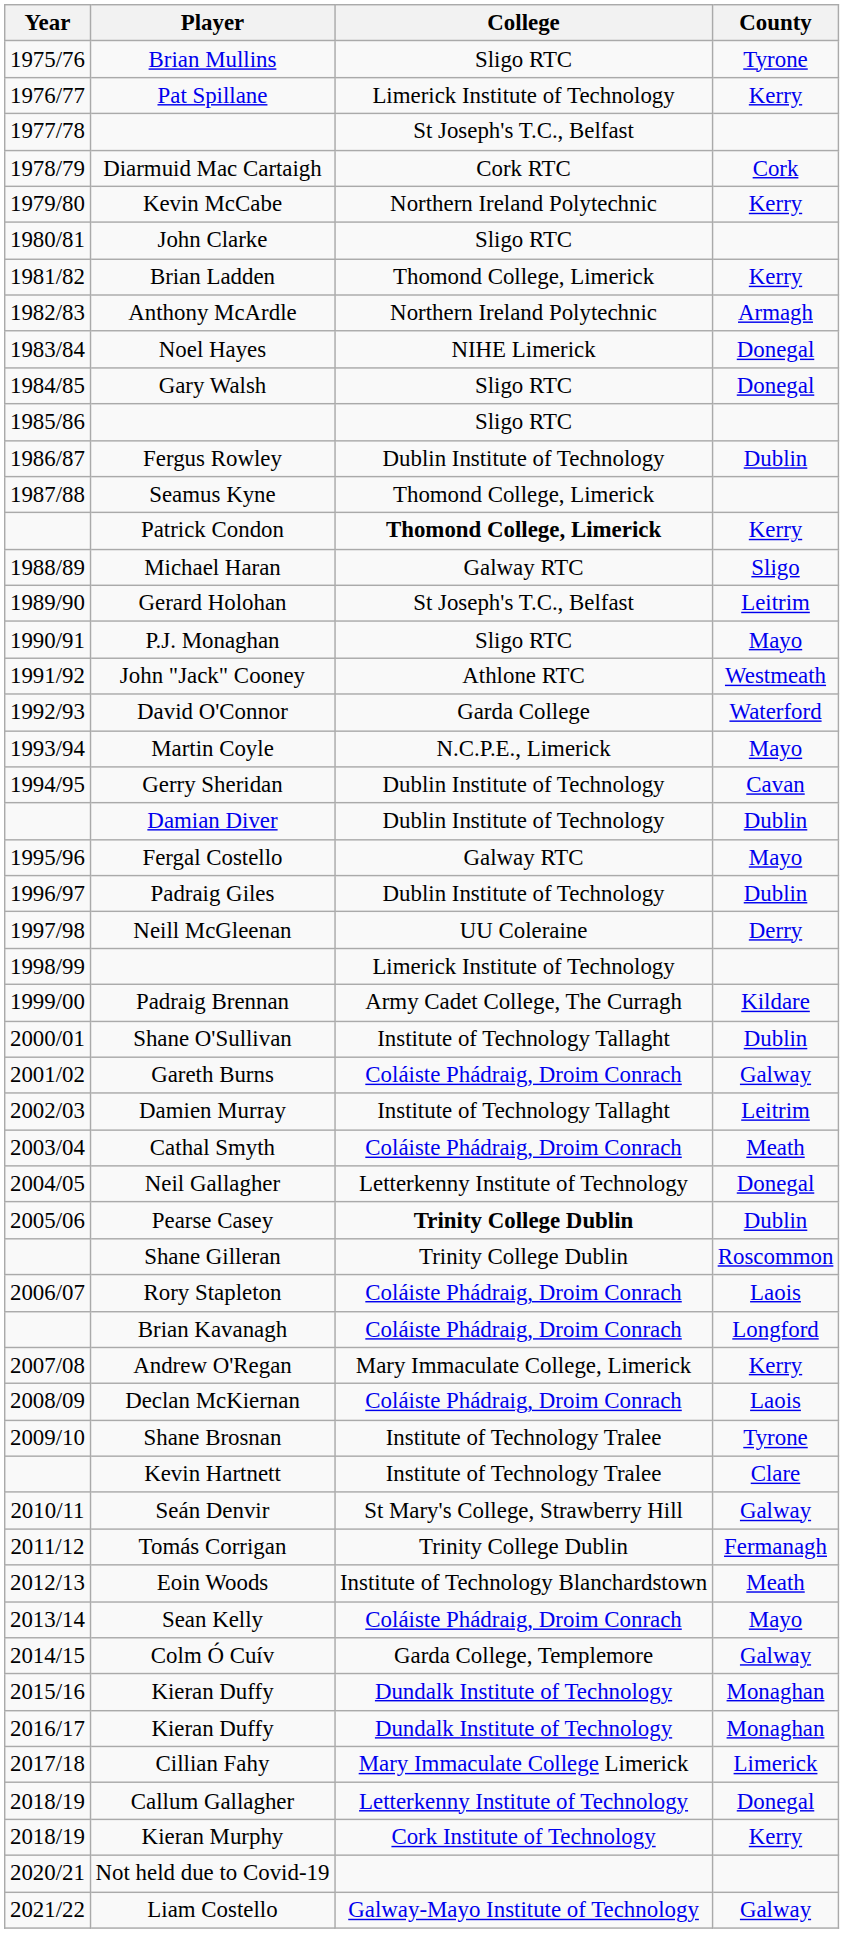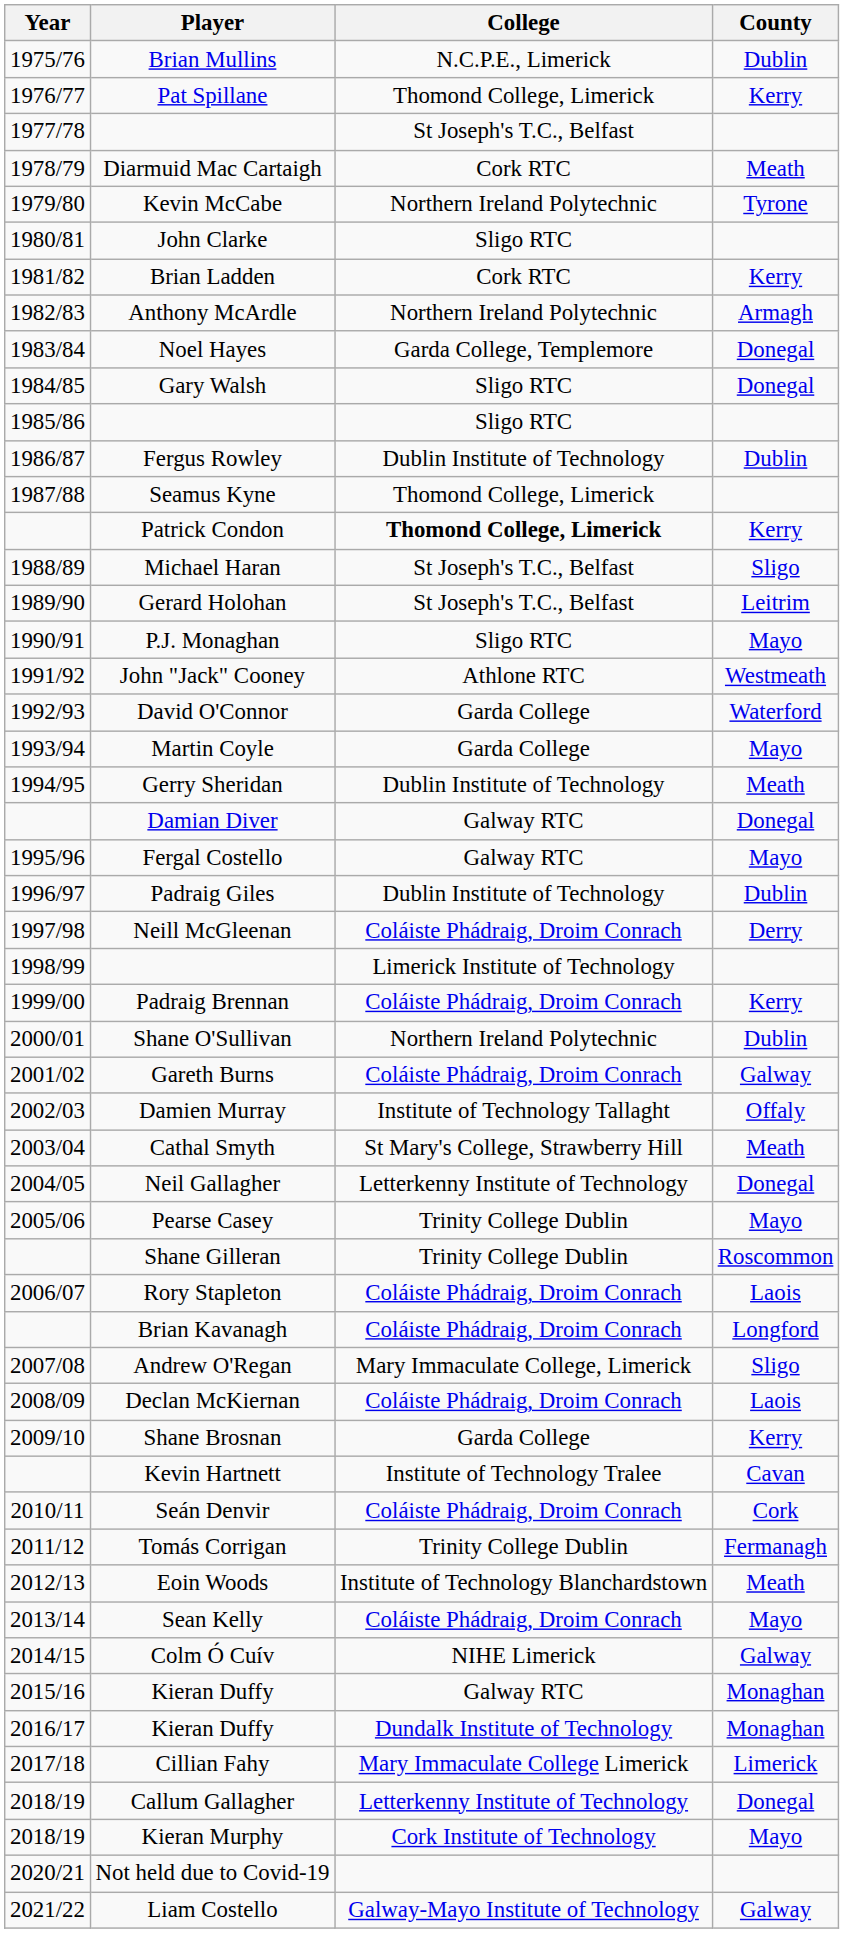(524, 58) Sligo RTC -> (524, 58) N.C.P.E., Limerick
(776, 58) Tyrone -> (776, 58) Dublin
(524, 95) Limerick Institute of Technology -> (524, 95) Thomond College, Limerick
(776, 167) Cork -> (776, 167) Meath
(776, 204) Kerry -> (776, 204) Tyrone
(524, 276) Thomond College, Limerick -> (524, 276) Cork RTC
(524, 349) NIHE Limerick -> (524, 349) Garda College, Templemore
(524, 566) Galway RTC -> (524, 566) St Joseph's T.C., Belfast
(524, 748) N.C.P.E., Limerick -> (524, 748) Garda College
(776, 784) Cavan -> (776, 784) Meath
(524, 820) Dublin Institute of Technology -> (524, 820) Galway RTC
(776, 820) Dublin -> (776, 820) Donegal
(524, 929) UU Coleraine -> (524, 929) Coláiste Phádraig, Droim Conrach
(524, 1002) Army Cadet College, The Curragh -> (524, 1002) Coláiste Phádraig, Droim Conrach
(776, 1002) Kildare -> (776, 1002) Kerry
(524, 1038) Institute of Technology Tallaght -> (524, 1038) Northern Ireland Polytechnic
(776, 1111) Leitrim -> (776, 1111) Offaly
(524, 1147) Coláiste Phádraig, Droim Conrach -> (524, 1147) St Mary's College, Strawberry Hill
(524, 1220) bold -> (524, 1220) normal
(776, 1220) Dublin -> (776, 1220) Mayo
(776, 1365) Kerry -> (776, 1365) Sligo
(524, 1437) Institute of Technology Tralee -> (524, 1437) Garda College
(776, 1437) Tyrone -> (776, 1437) Kerry
(776, 1474) Clare -> (776, 1474) Cavan
(524, 1510) St Mary's College, Strawberry Hill -> (524, 1510) Coláiste Phádraig, Droim Conrach
(776, 1510) Galway -> (776, 1510) Cork
(524, 1655) Garda College, Templemore -> (524, 1655) NIHE Limerick
(524, 1691) Dundalk Institute of Technology -> (524, 1691) Galway RTC
(776, 1836) Kerry -> (776, 1836) Mayo
